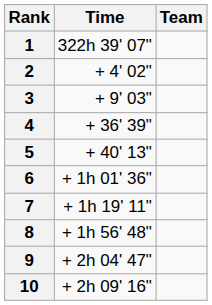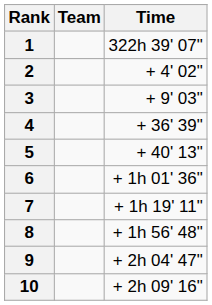columns swapped: (181, 17) <-> (105, 17)
